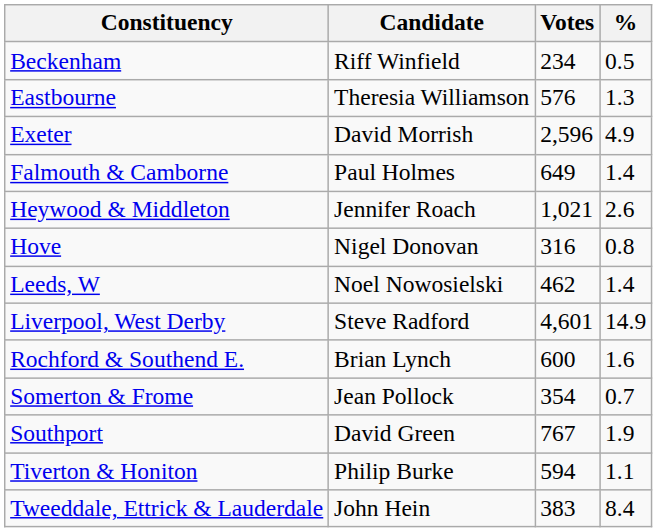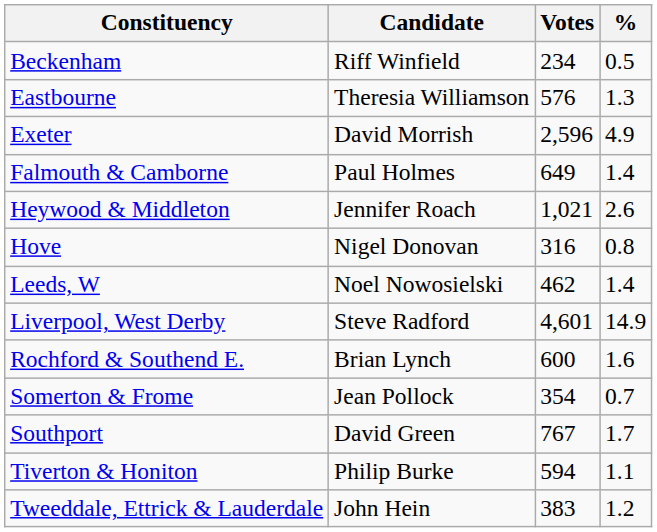(620, 433) 1.9 -> (620, 433) 1.7
(620, 508) 8.4 -> (620, 508) 1.2
